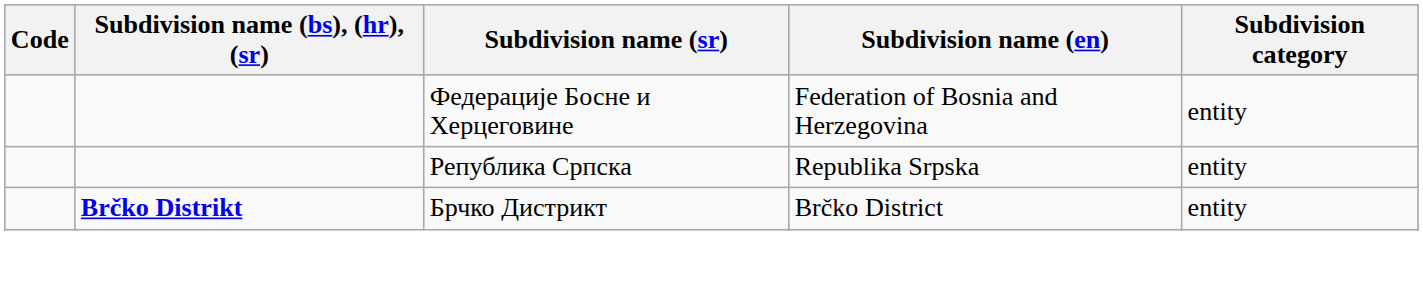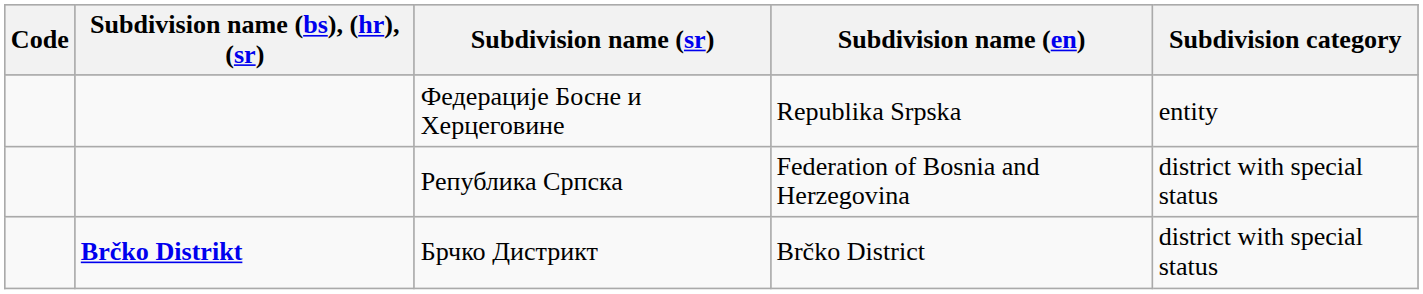(926, 110) Federation of Bosnia and Herzegovina -> (869, 110) Republika Srpska
(887, 166) Republika Srpska -> (908, 181) Federation of Bosnia and Herzegovina
(1217, 166) entity -> (1261, 181) district with special status
(1217, 207) entity -> (1261, 251) district with special status
